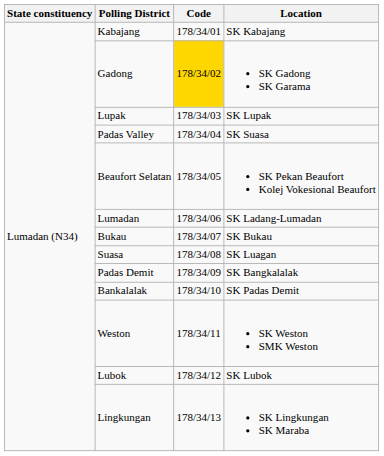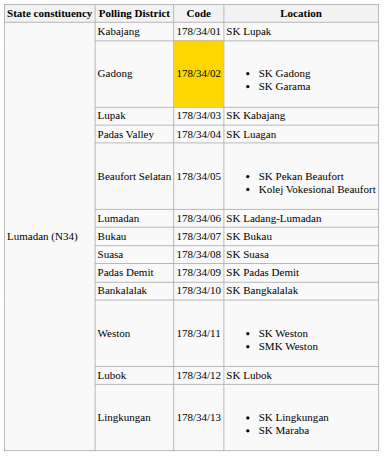(256, 31) SK Kabajang -> (249, 31) SK Lupak
(249, 115) SK Lupak -> (256, 115) SK Kabajang
(248, 133) SK Suasa -> (251, 133) SK Luagan
(251, 254) SK Luagan -> (248, 254) SK Suasa
(262, 272) SK Bangkalalak -> (263, 272) SK Padas Demit
(263, 290) SK Padas Demit -> (262, 290) SK Bangkalalak
